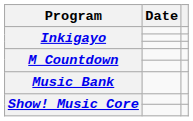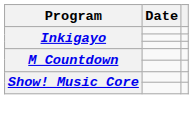- row: (73, 82)
